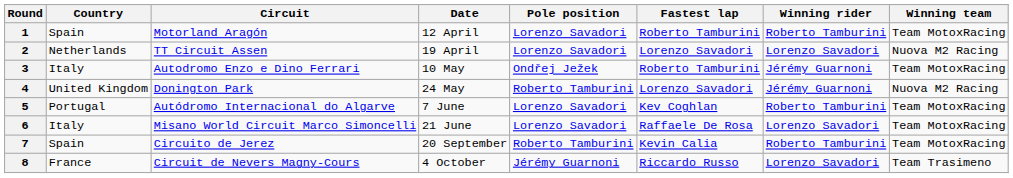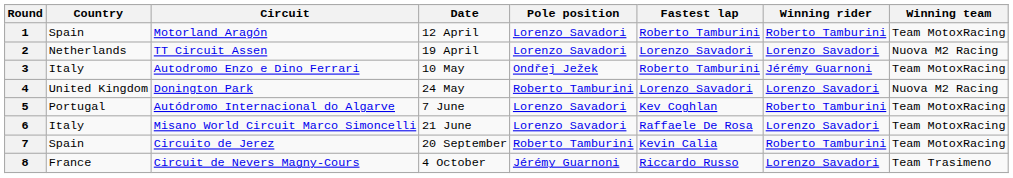(819, 88) Jérémy Guarnoni -> (822, 88) Lorenzo Savadori
